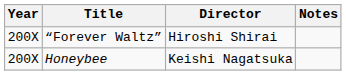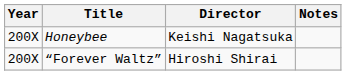rows swapped: (76, 59) <-> (104, 37)
